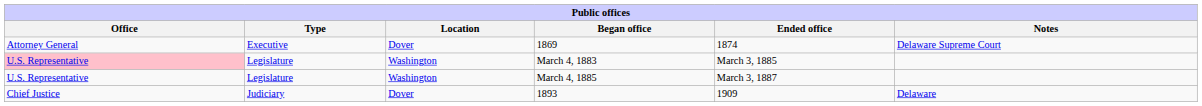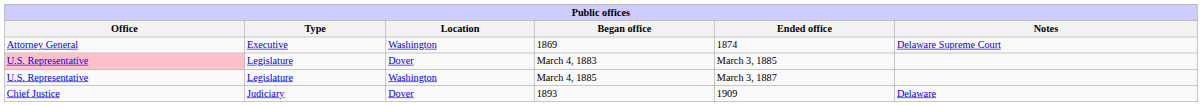(401, 45) Dover -> (413, 45) Washington
(413, 61) Washington -> (401, 61) Dover
